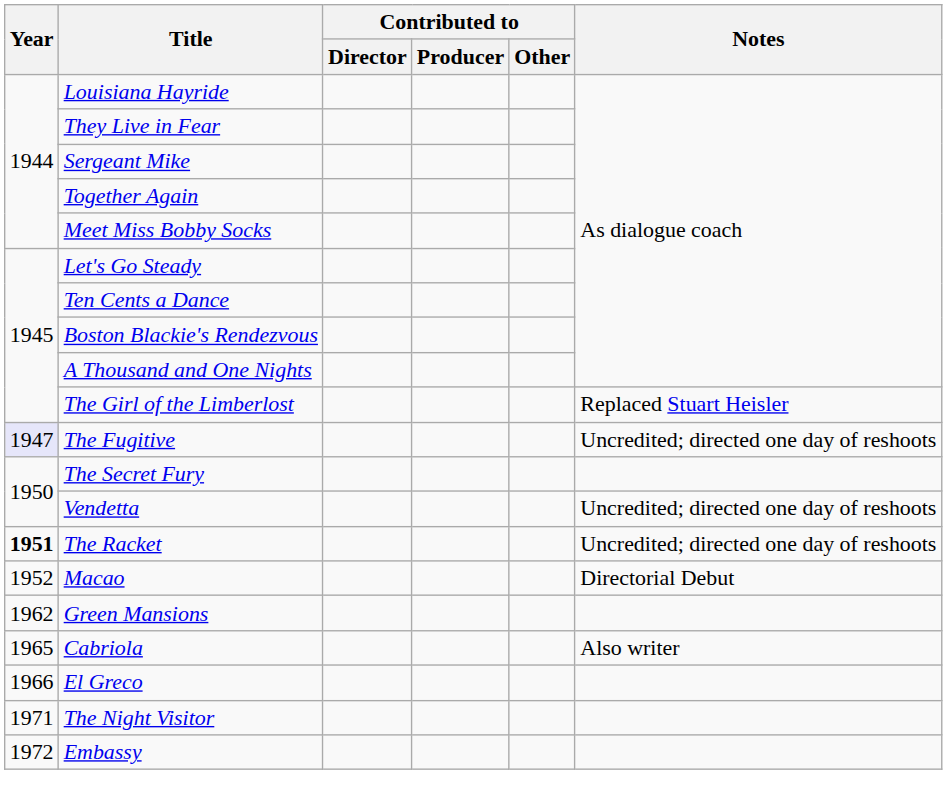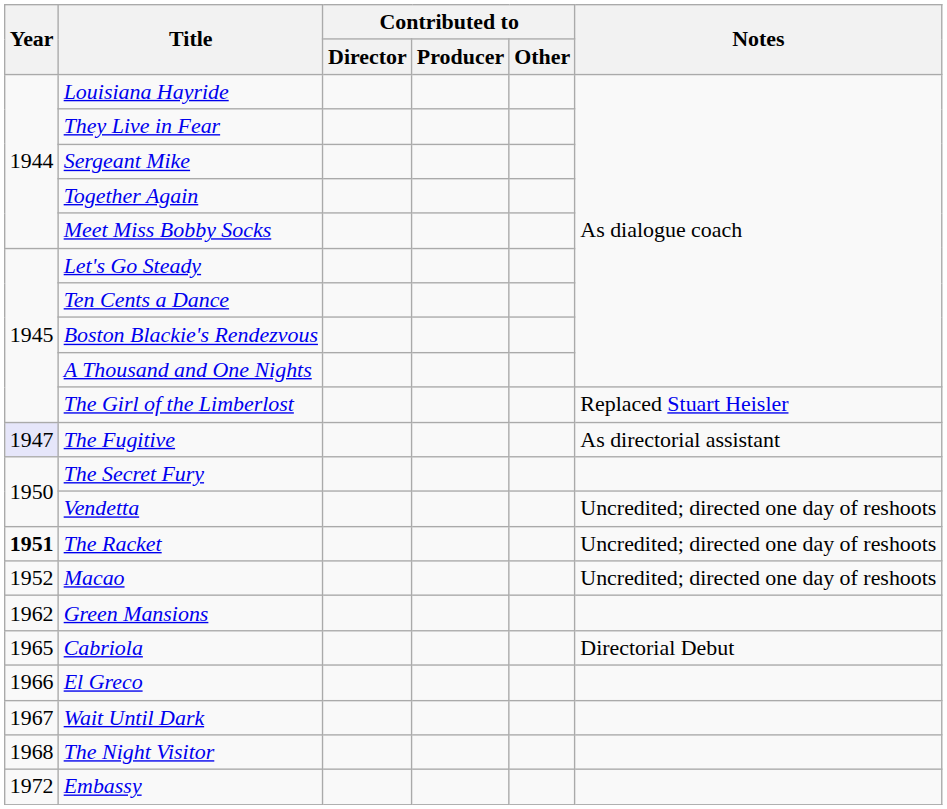(758, 439) Uncredited; directed one day of reshoots -> (680, 439) As directorial assistant
(657, 578) Directorial Debut -> (758, 578) Uncredited; directed one day of reshoots
(630, 647) Also writer -> (657, 647) Directorial Debut
+ row: (134, 717)
(32, 717) 1971 -> (32, 751) 1968
